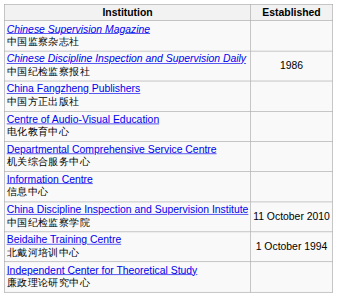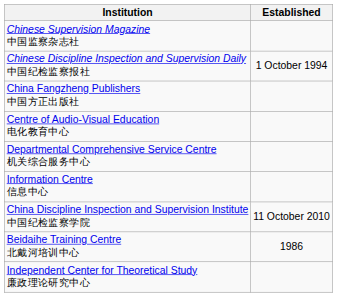(292, 66) 1986 -> (292, 66) 1 October 1994
(292, 247) 1 October 1994 -> (292, 247) 1986
